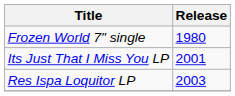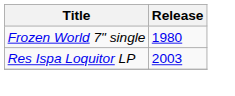- row: (88, 59)
